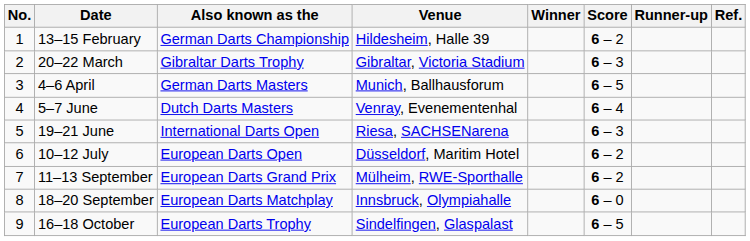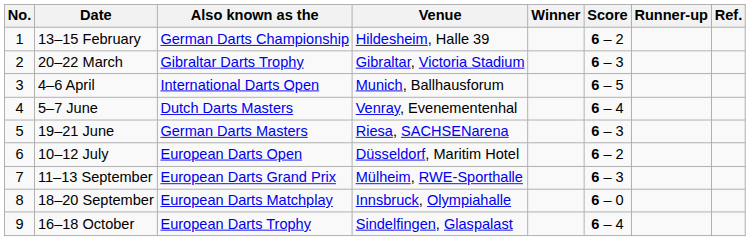(234, 85) German Darts Masters -> (240, 85) International Darts Open
(240, 131) International Darts Open -> (234, 131) German Darts Masters
(607, 177) 6 – 2 -> (607, 177) 6 – 3
(607, 223) 6 – 5 -> (607, 223) 6 – 4
